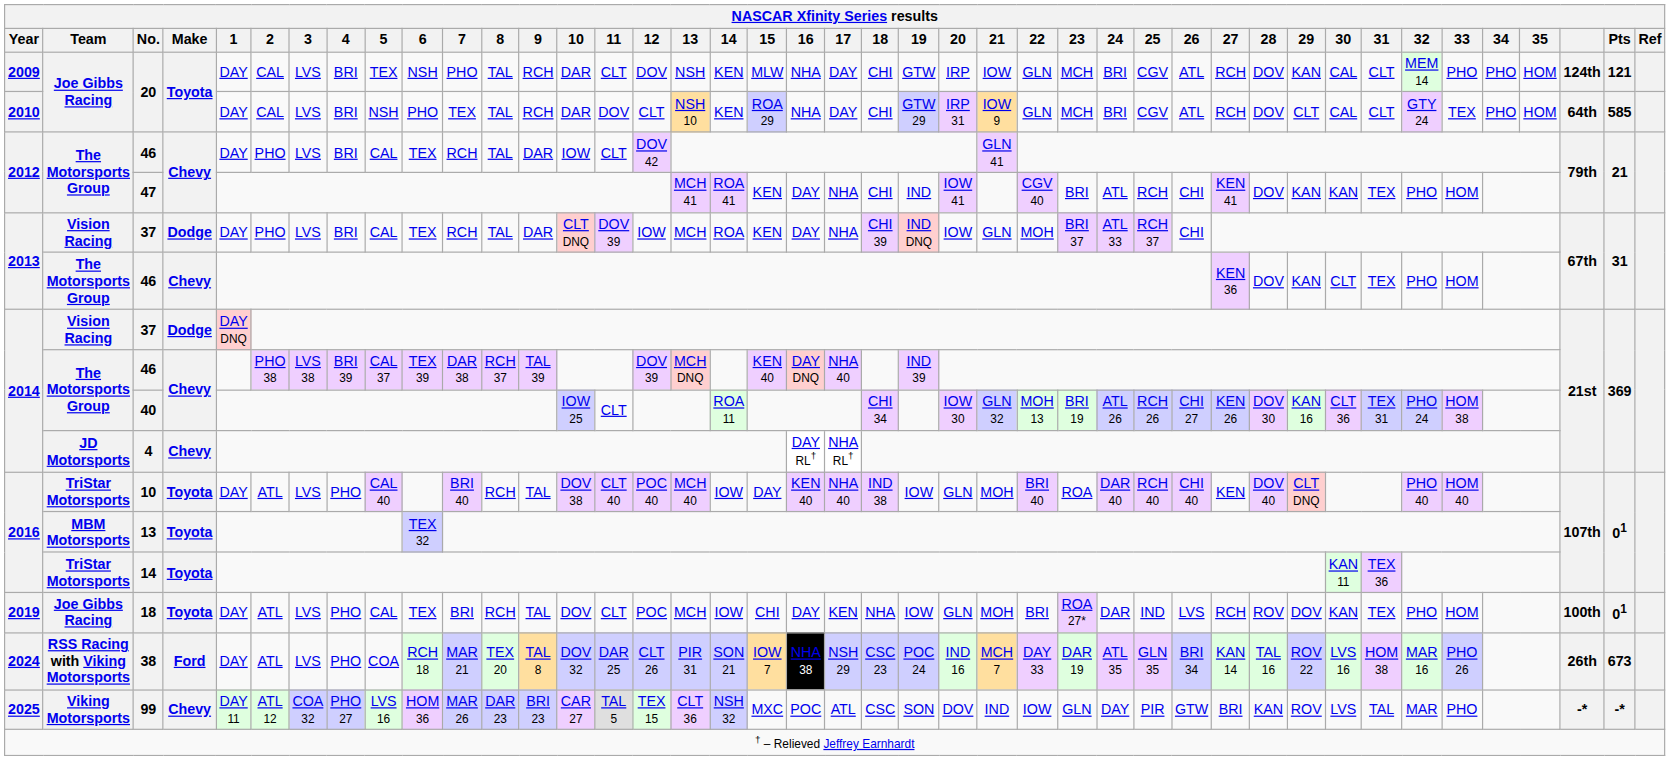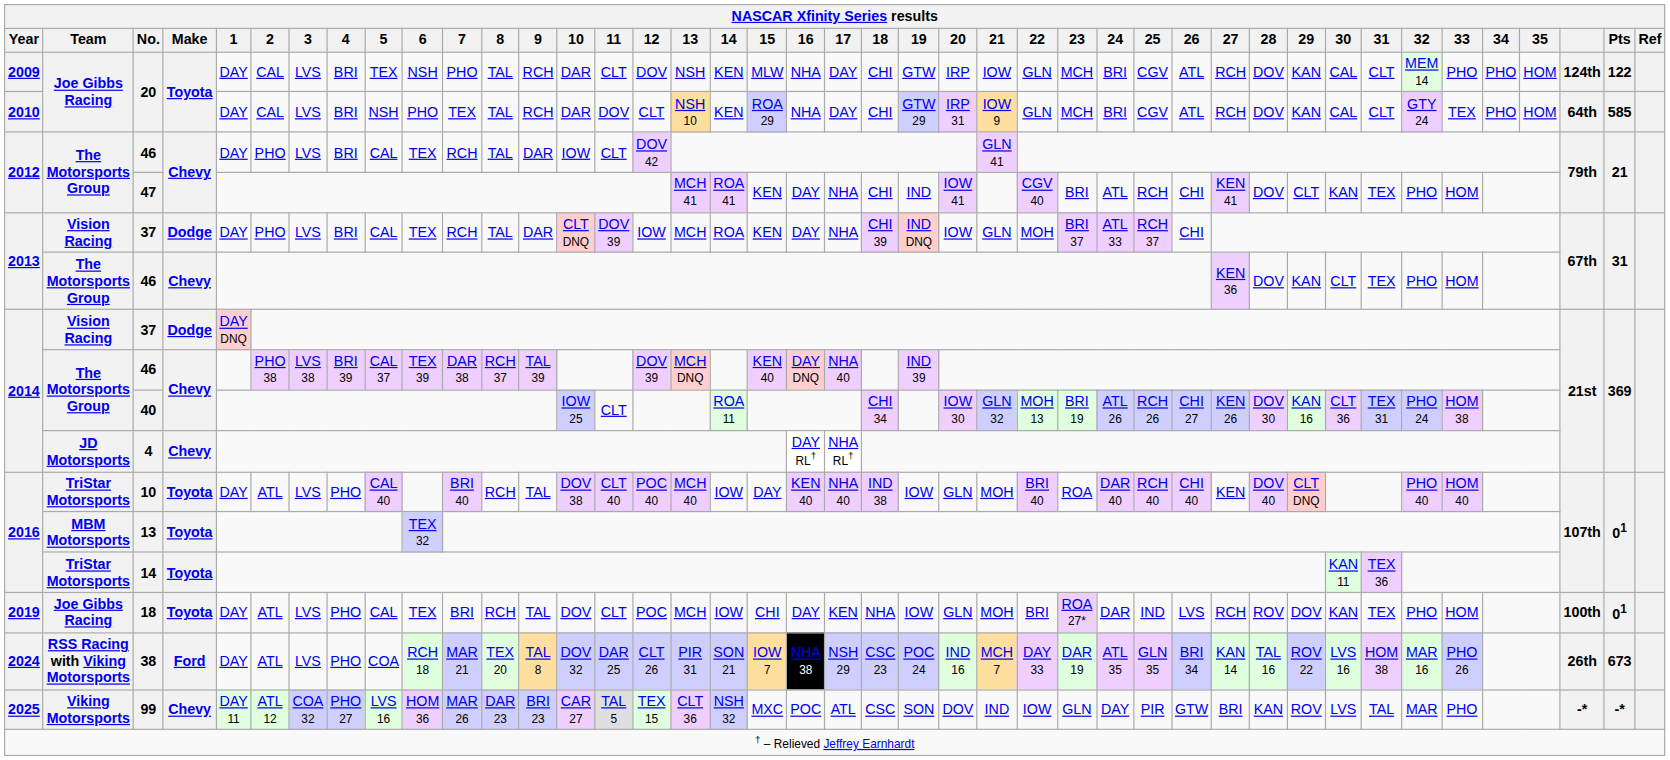(1620, 72) 121 -> (1620, 72) 122
(1306, 112) CLT -> (1306, 112) KAN
(1306, 192) KAN -> (1306, 192) CLT
